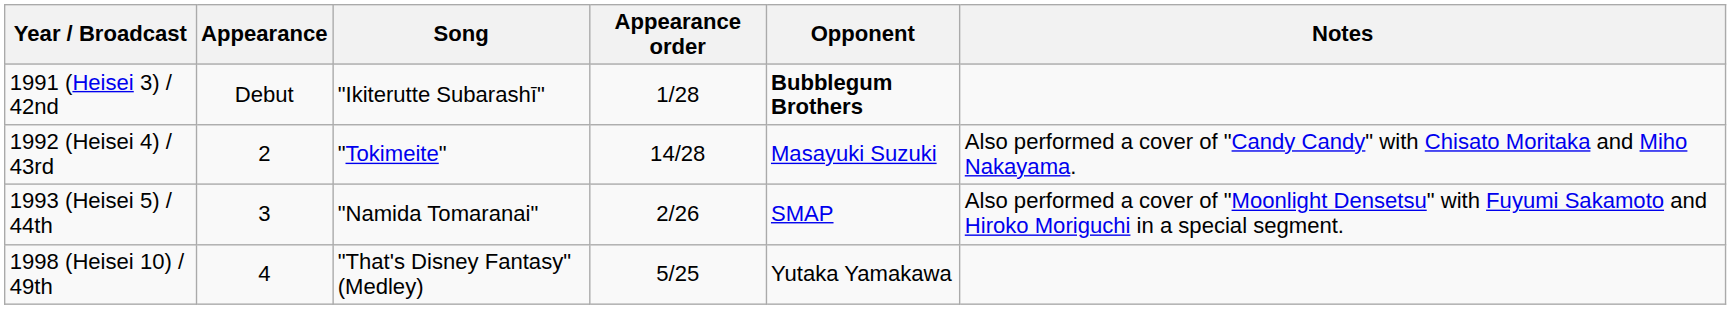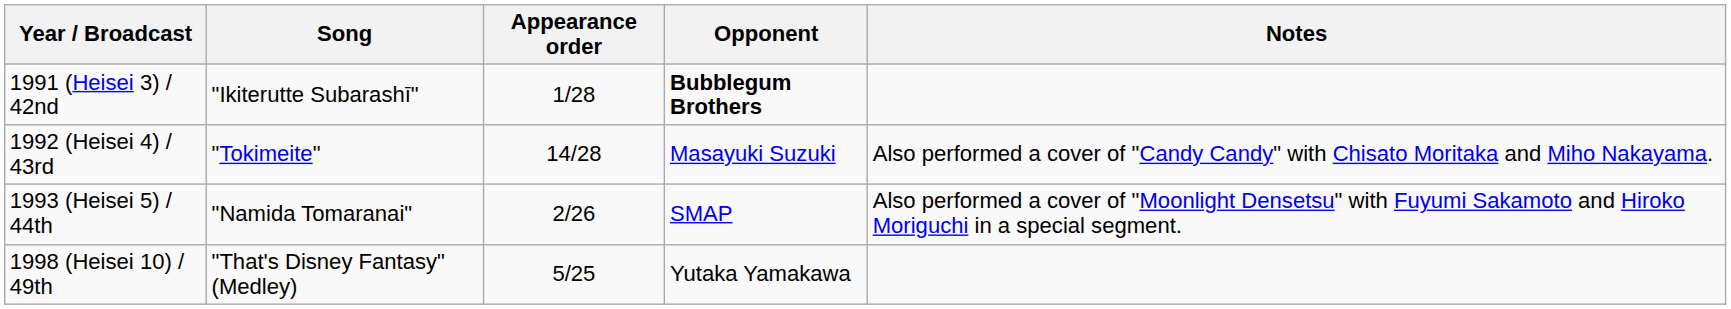- column: (264, 34)
